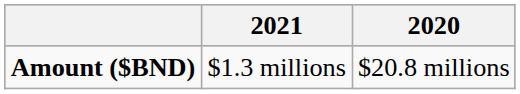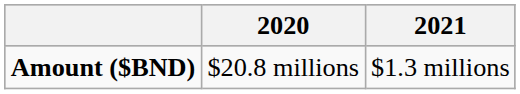columns swapped: (434, 25) <-> (277, 25)
